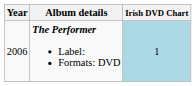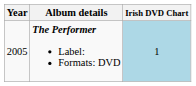(17, 51) 2006 -> (17, 51) 2005
